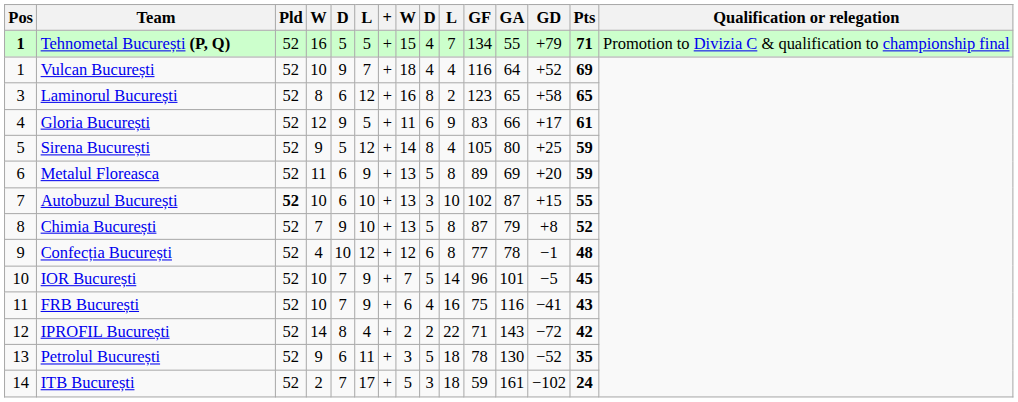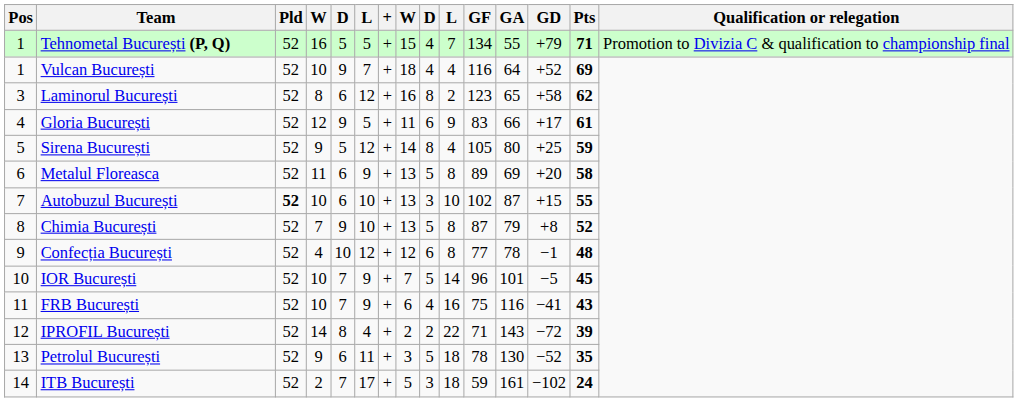(21, 43) bold -> (21, 43) normal
(584, 95) 65 -> (584, 95) 62
(584, 174) 59 -> (584, 174) 58
(584, 331) 42 -> (584, 331) 39
